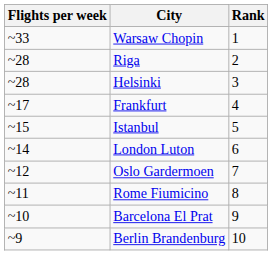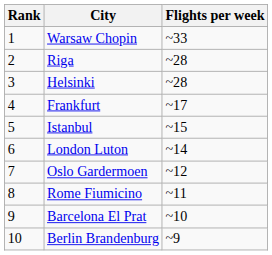columns swapped: (248, 15) <-> (57, 15)
